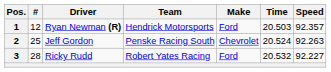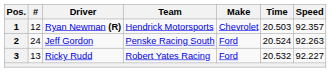(228, 27) Ford -> (239, 27) Chevrolet
(35, 41) 25 -> (35, 41) 24
(239, 41) Chevrolet -> (228, 41) Ford
(35, 56) 28 -> (35, 56) 13
